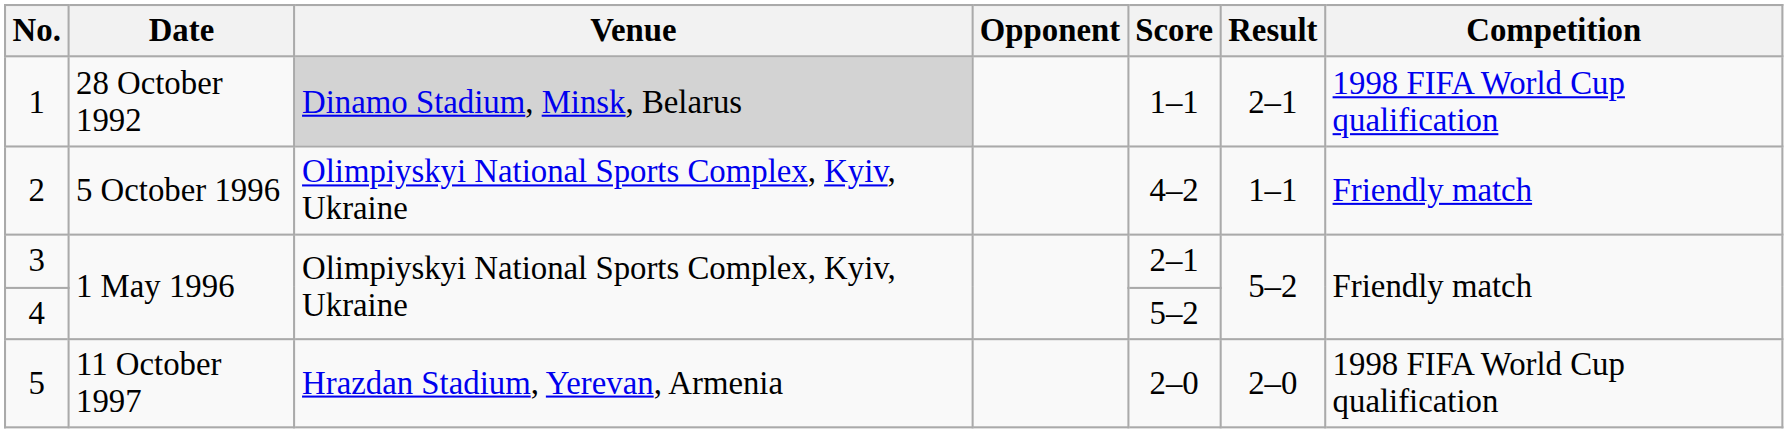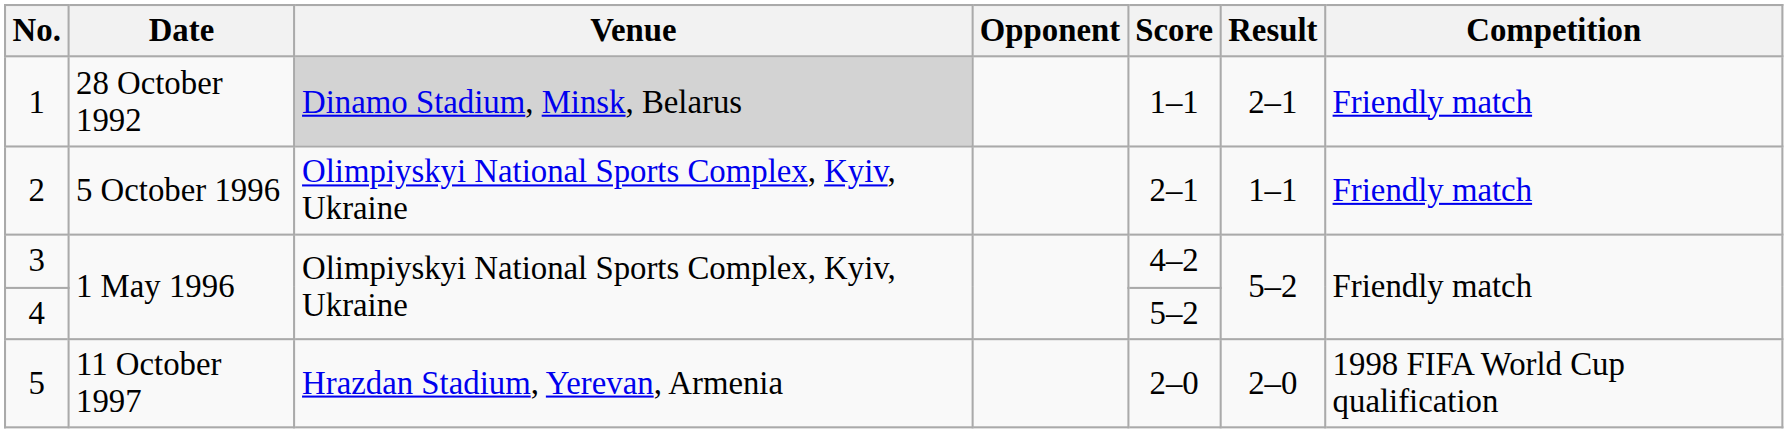(1479, 100) 1998 FIFA World Cup qualification -> (1432, 100) Friendly match
(1174, 189) 4–2 -> (1174, 189) 2–1
(1174, 260) 2–1 -> (1174, 260) 4–2
